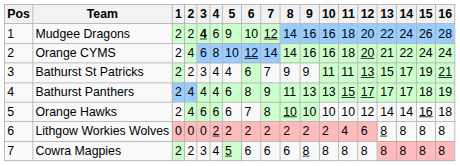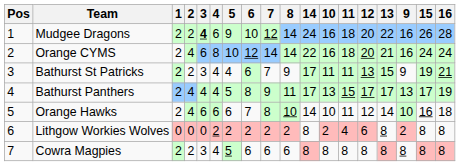columns swapped: (309, 14) <-> (406, 14)
(229, 92) 6 -> (229, 92) 5
(426, 92) 18 -> (426, 92) 17
(348, 111) 10 -> (348, 111) 11
